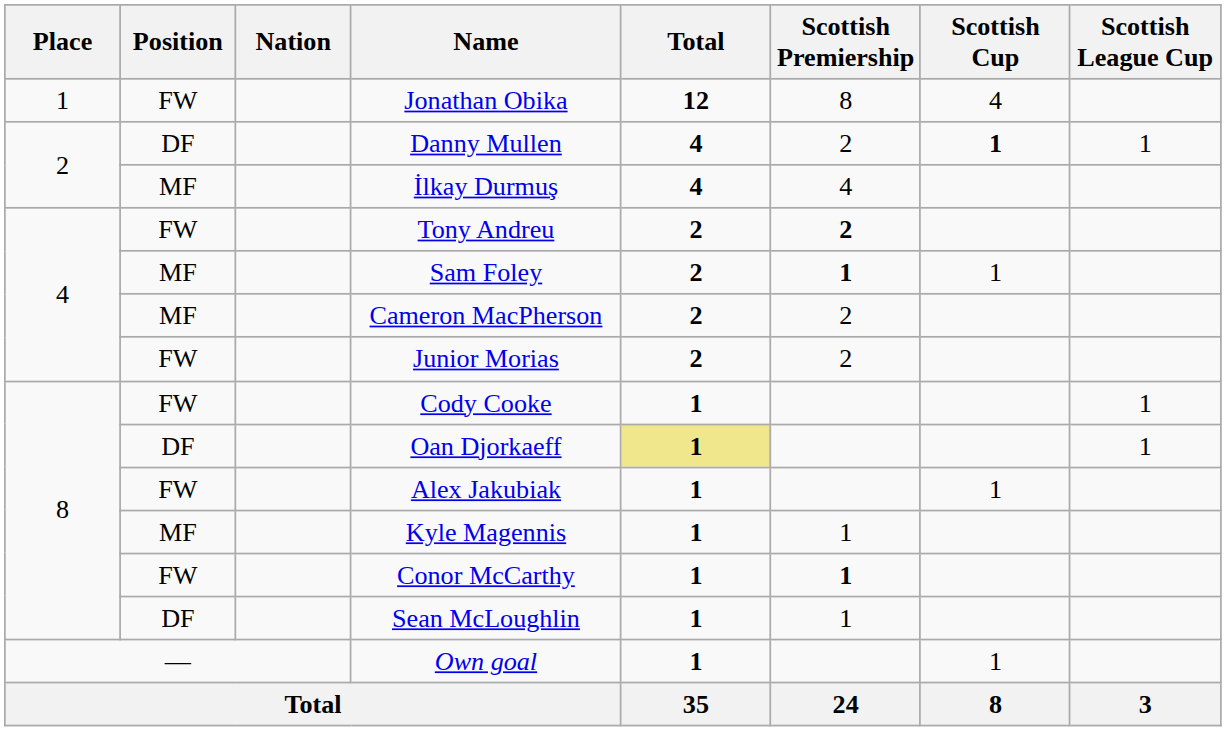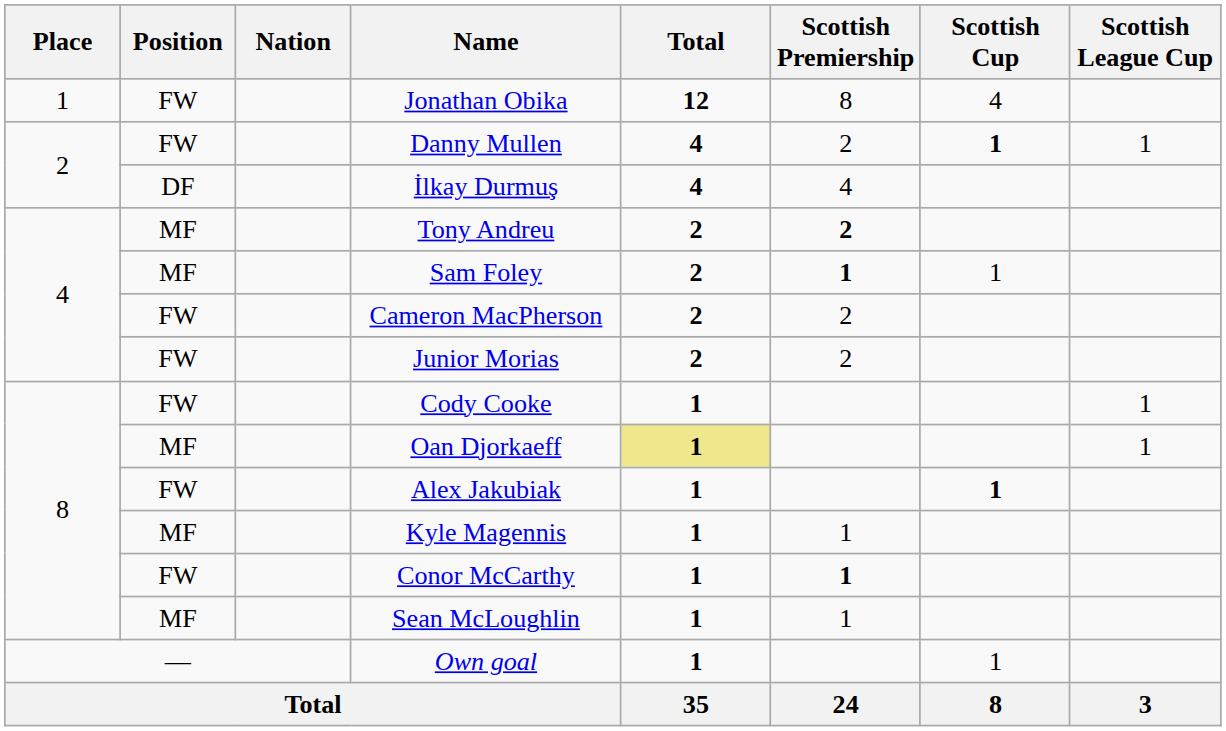(178, 143) DF -> (178, 143) FW
(178, 186) MF -> (178, 186) DF
(178, 229) FW -> (178, 229) MF
(178, 315) MF -> (178, 315) FW
(178, 445) DF -> (178, 445) MF
(995, 488) normal -> (995, 488) bold
(178, 617) DF -> (178, 617) MF
